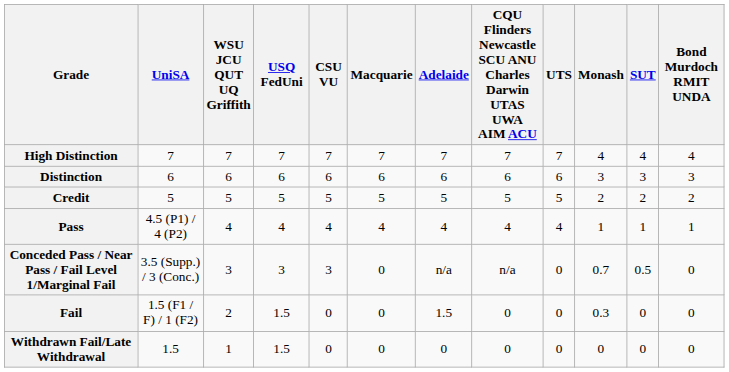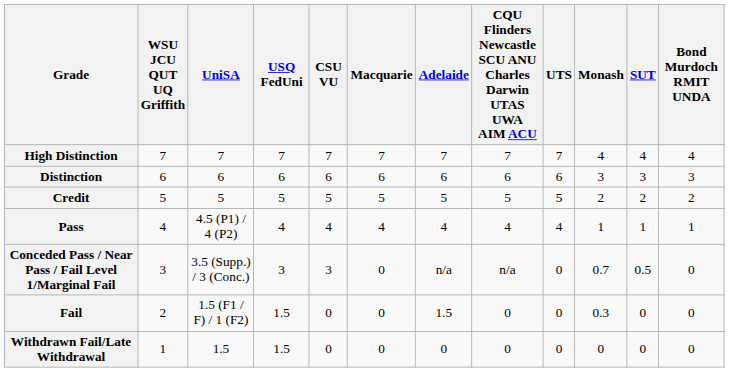columns swapped: (171, 74) <-> (229, 74)
